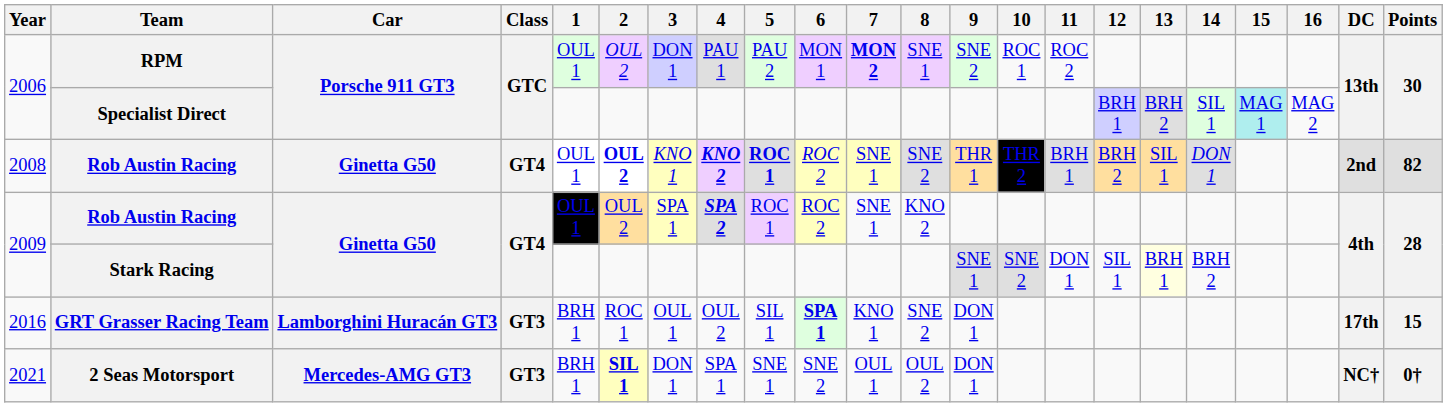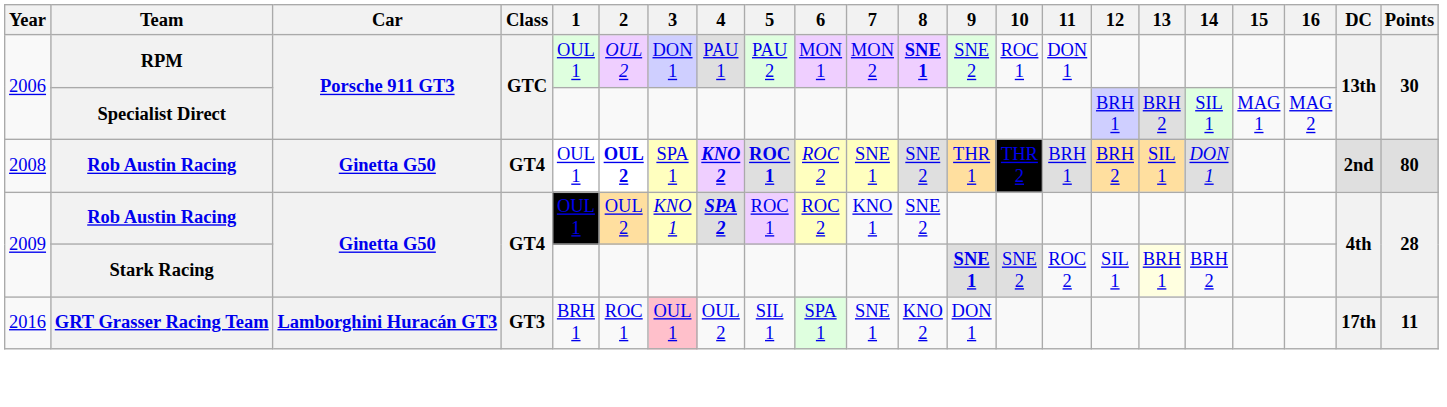(873, 60) bold -> (872, 60) normal
(925, 60) normal -> (923, 60) bold
(1069, 60) ROC 2 -> (1067, 60) DON 1
(1261, 113) paleturquoise background -> (1259, 113) no background
(673, 165) KNO 1 -> (673, 165) SPA 1
(1413, 165) 82 -> (1409, 165) 80
(673, 217) SPA 1 -> (673, 217) KNO 1
(873, 217) SNE 1 -> (872, 217) KNO 1
(925, 217) KNO 2 -> (923, 217) SNE 2
(974, 269) normal -> (972, 269) bold
(1069, 269) DON 1 -> (1067, 269) ROC 2
(673, 322) no background -> (673, 322) pink background
(821, 322) bold -> (821, 322) normal
(873, 322) KNO 1 -> (872, 322) SNE 1
(925, 322) SNE 2 -> (923, 322) KNO 2
(1413, 322) 15 -> (1409, 322) 11
- row: (28, 374)
